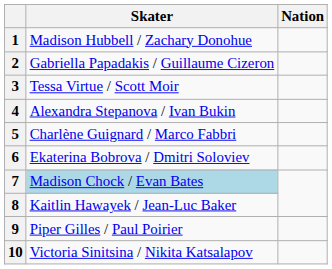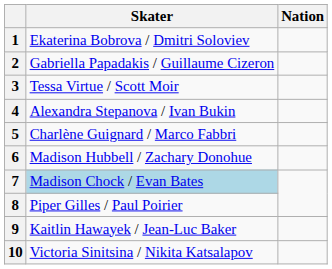(141, 39) Madison Hubbell / Zachary Donohue -> (140, 39) Ekaterina Bobrova / Dmitri Soloviev
(140, 157) Ekaterina Bobrova / Dmitri Soloviev -> (141, 157) Madison Hubbell / Zachary Donohue
(133, 205) Kaitlin Hawayek / Jean-Luc Baker -> (106, 205) Piper Gilles / Paul Poirier
(106, 228) Piper Gilles / Paul Poirier -> (133, 228) Kaitlin Hawayek / Jean-Luc Baker
